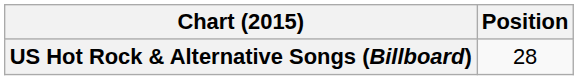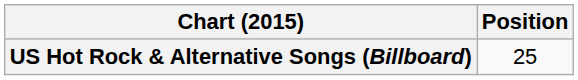(525, 56) 28 -> (525, 56) 25
